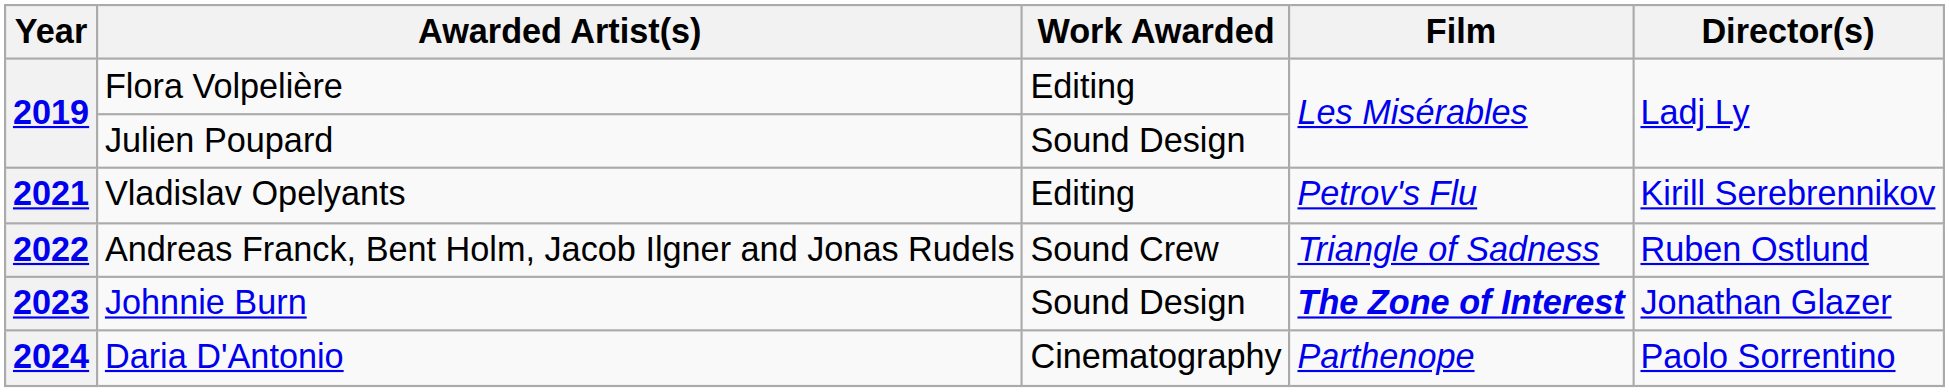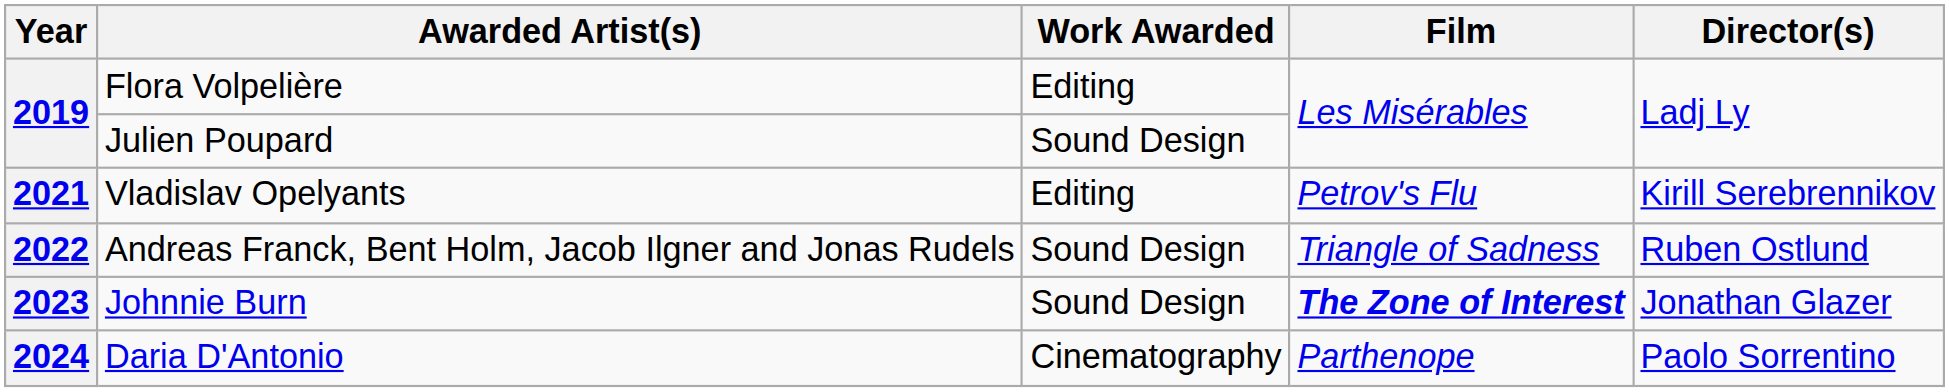(1125, 248) Sound Crew -> (1138, 248) Sound Design
